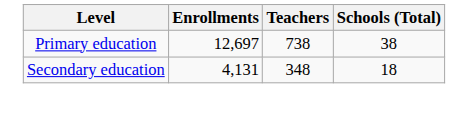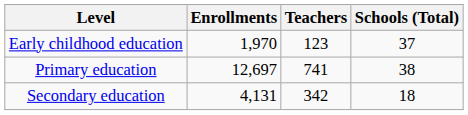+ row: (96, 43)
(298, 43) 738 -> (316, 69) 741
(298, 69) 348 -> (316, 95) 342
